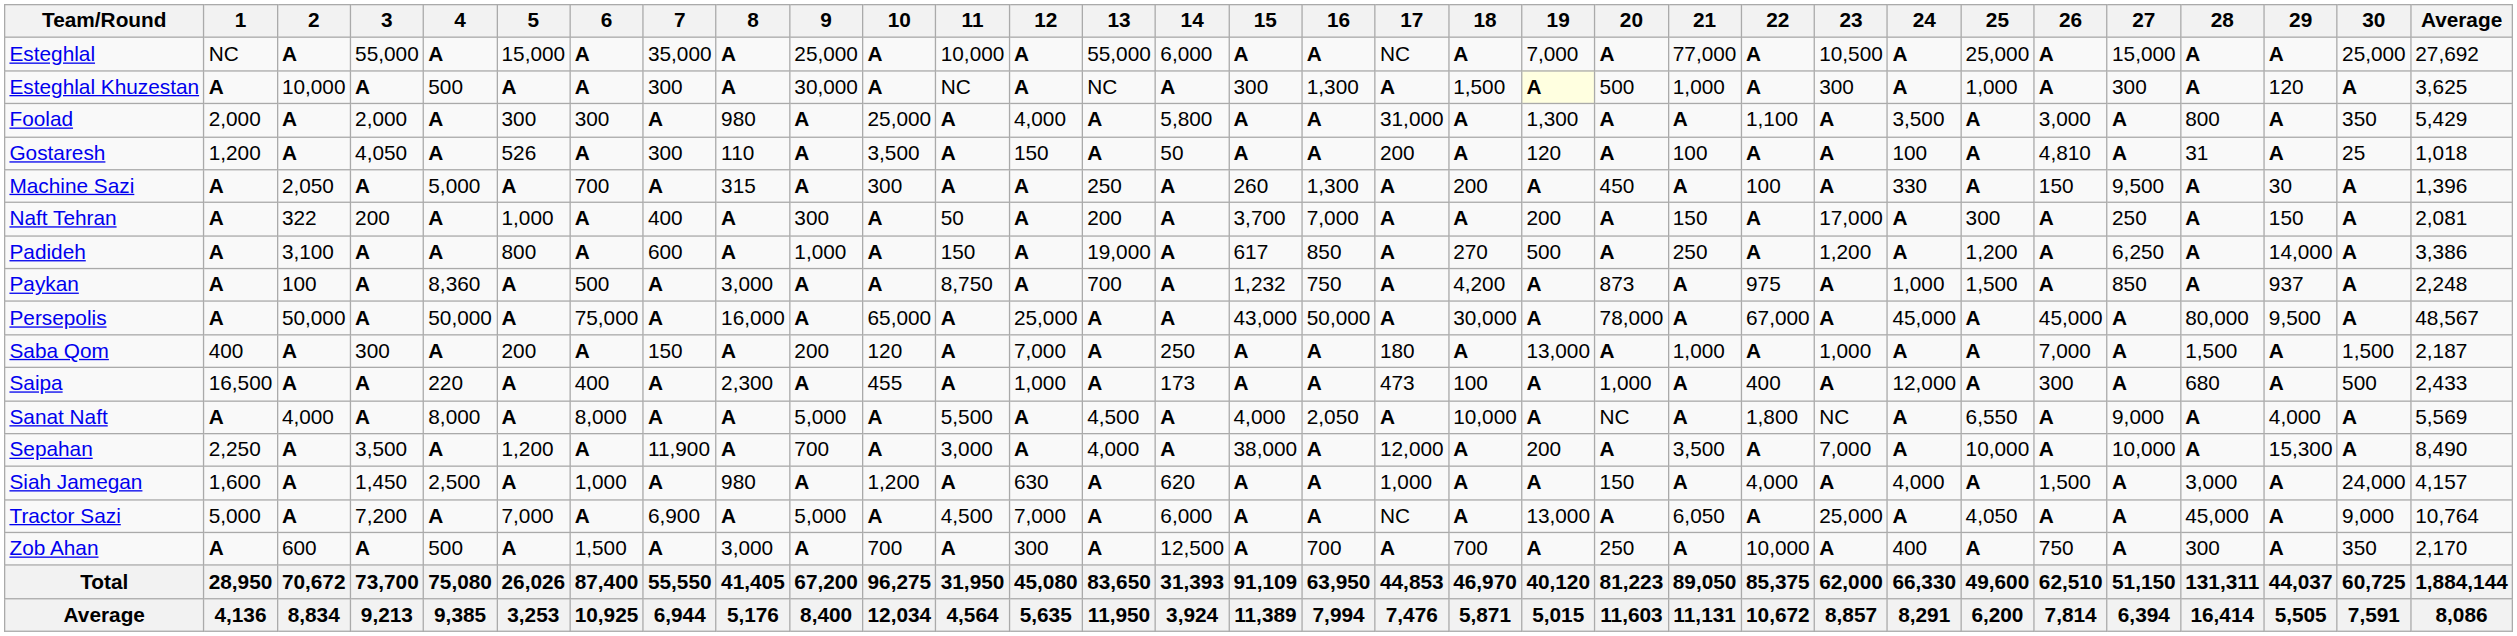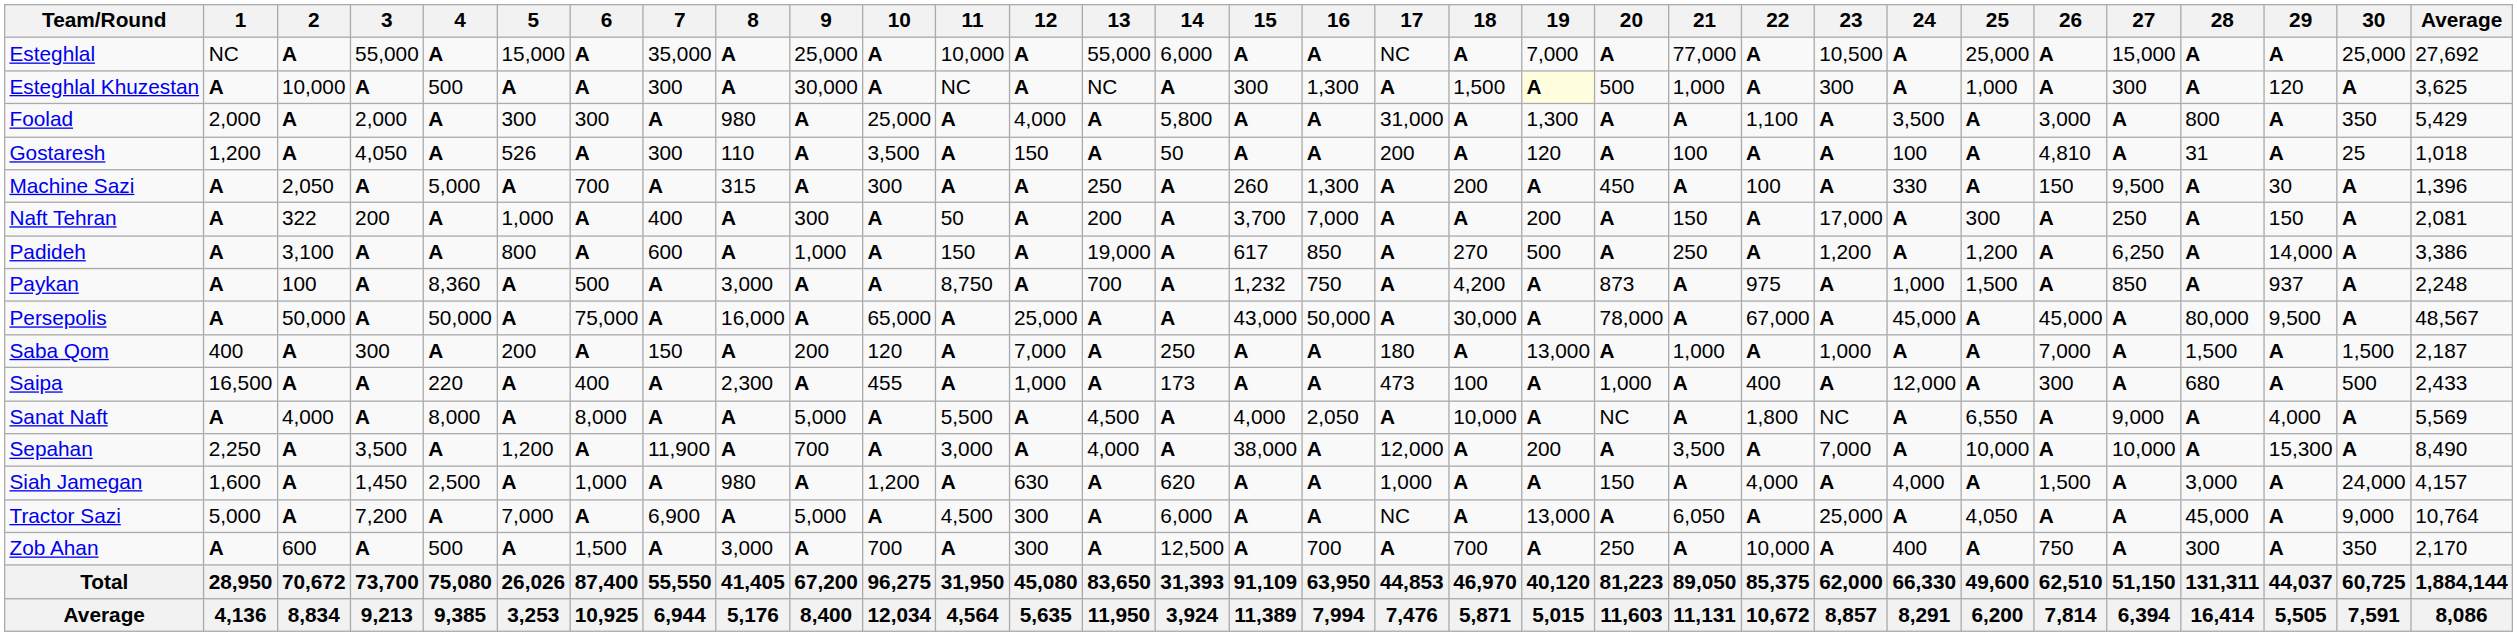(1040, 515) 7,000 -> (1031, 515) 300
